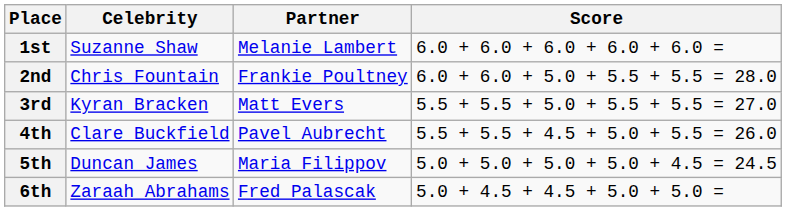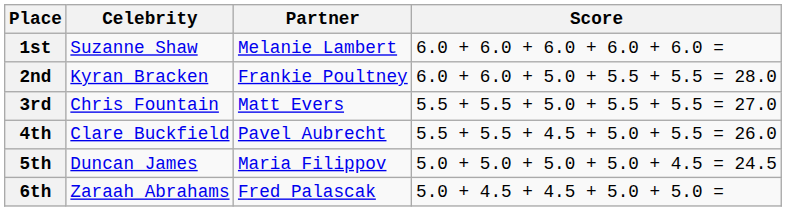(145, 77) Chris Fountain -> (139, 77) Kyran Bracken
(139, 106) Kyran Bracken -> (145, 106) Chris Fountain
